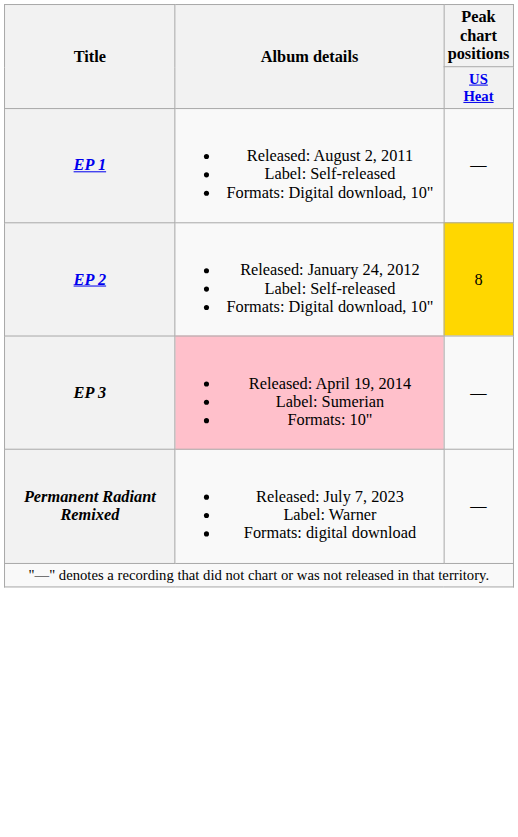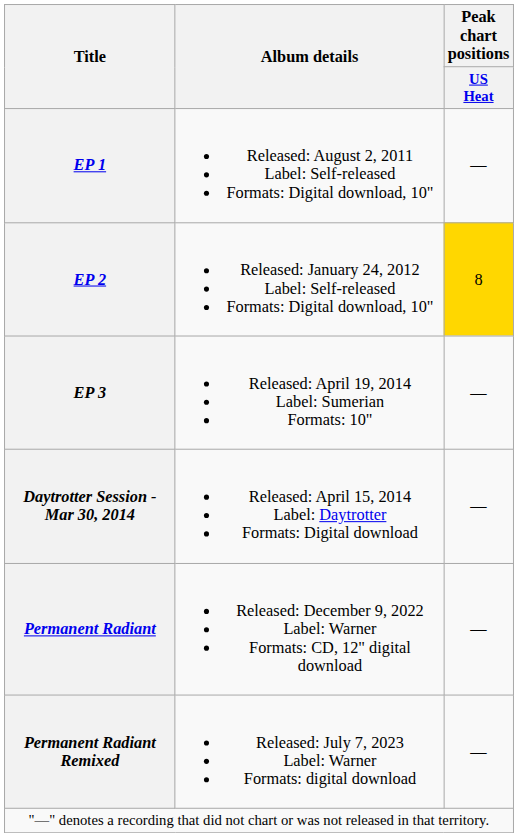(310, 402) pink background -> (310, 402) no background
+ row: (90, 506)
+ row: (90, 629)
